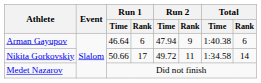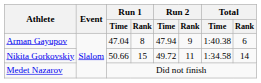(119, 41) 46.64 -> (119, 41) 47.04
(142, 41) 6 -> (142, 41) 8
(142, 56) 17 -> (142, 56) 15
